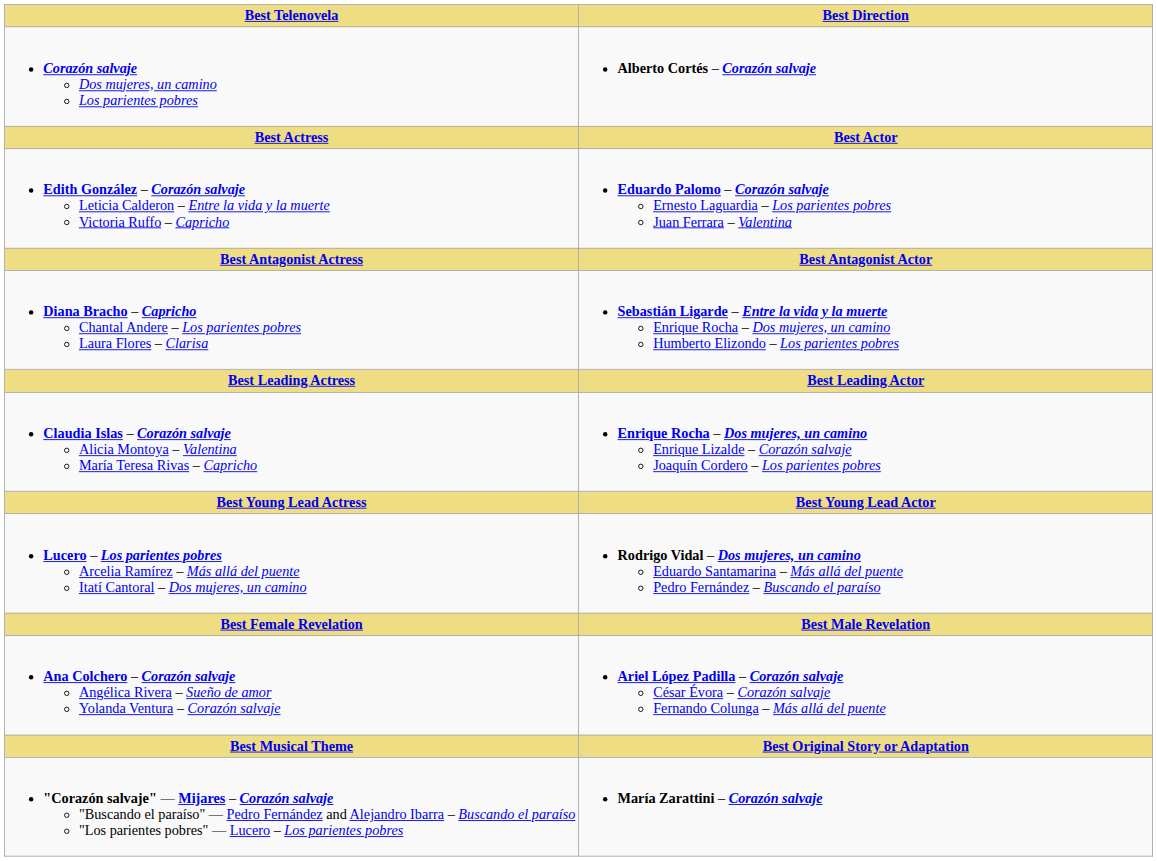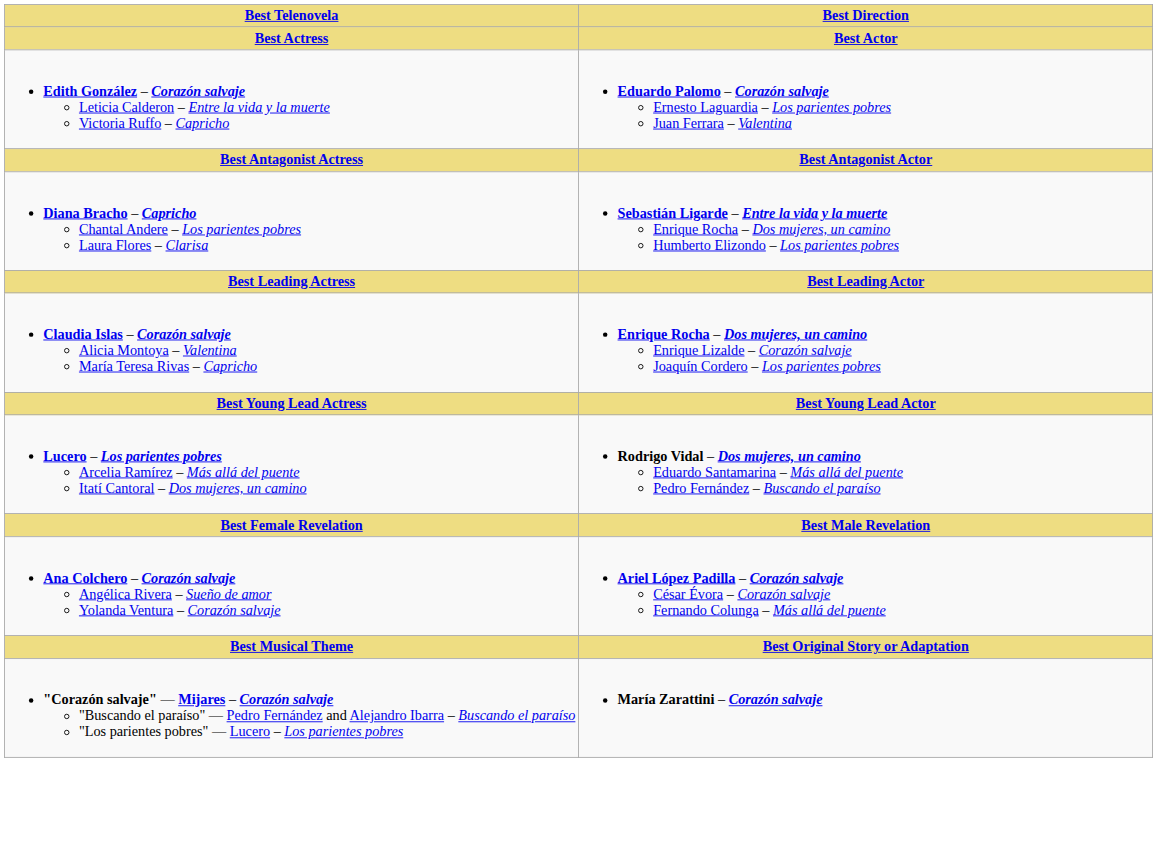- row: (292, 85)
